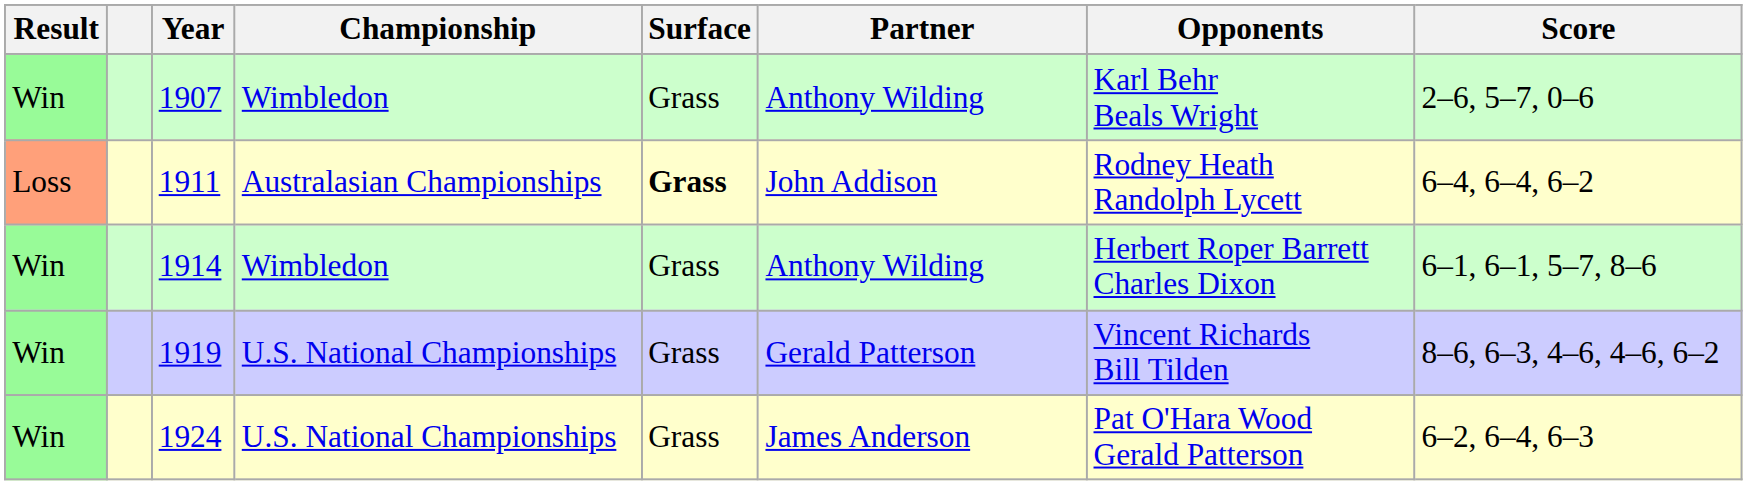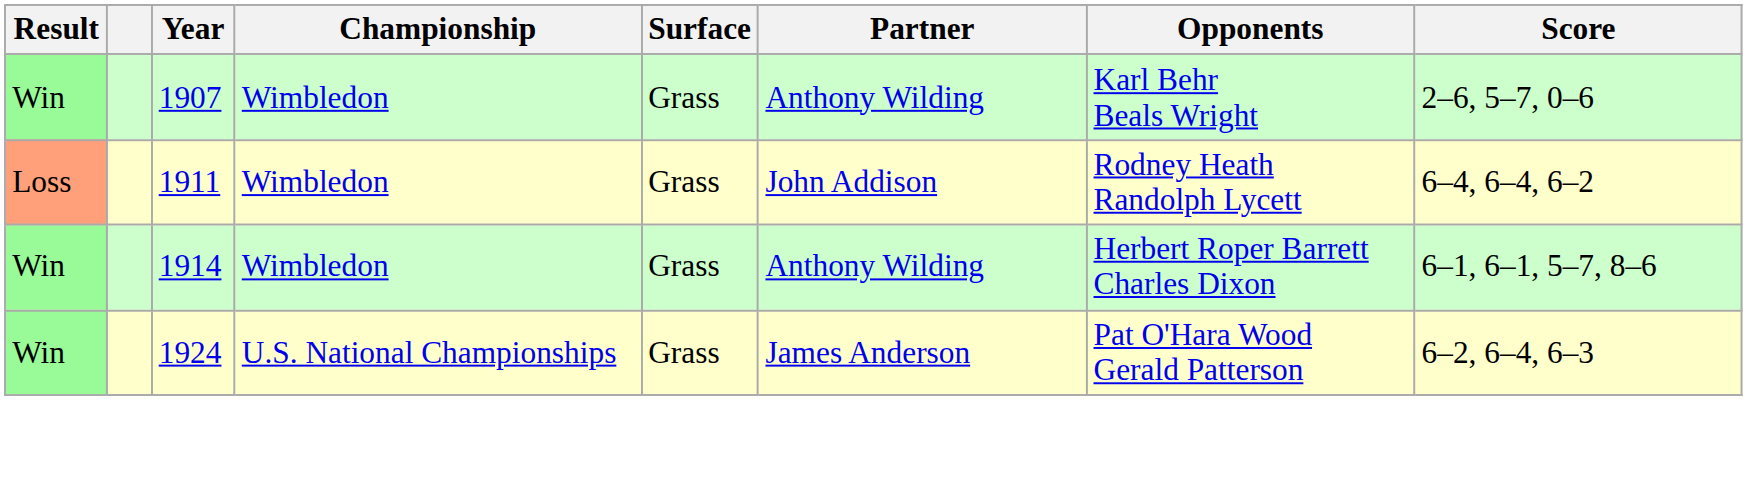(422, 181) Australasian Championships -> (315, 181) Wimbledon
(687, 181) bold -> (684, 181) normal
- row: (190, 351)
